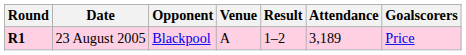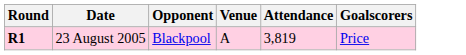- column: (283, 15)
(325, 38) 3,189 -> (280, 38) 3,819
